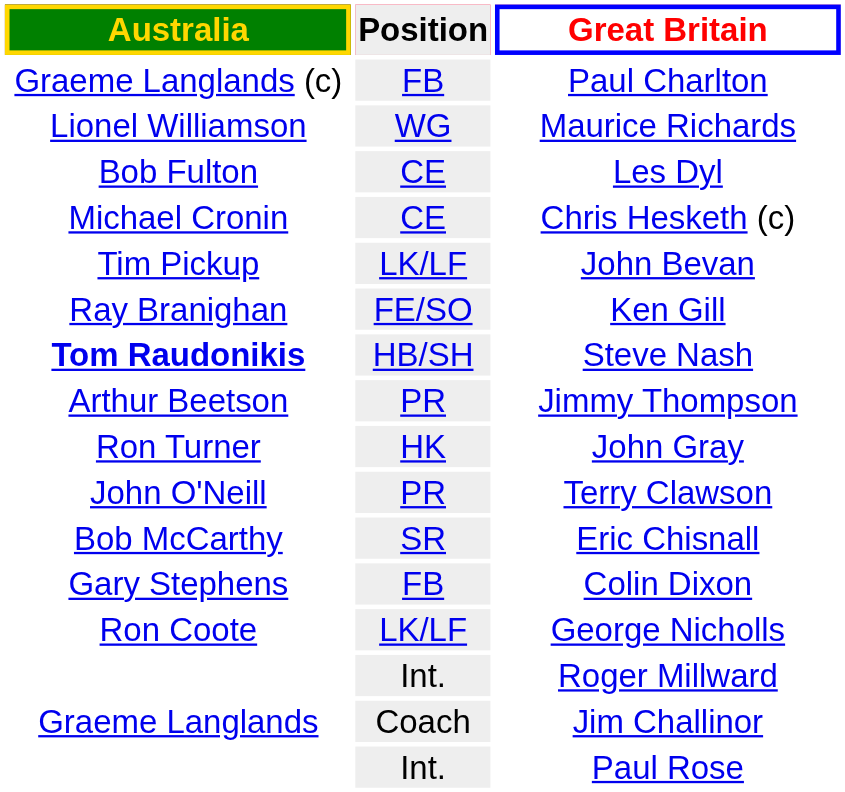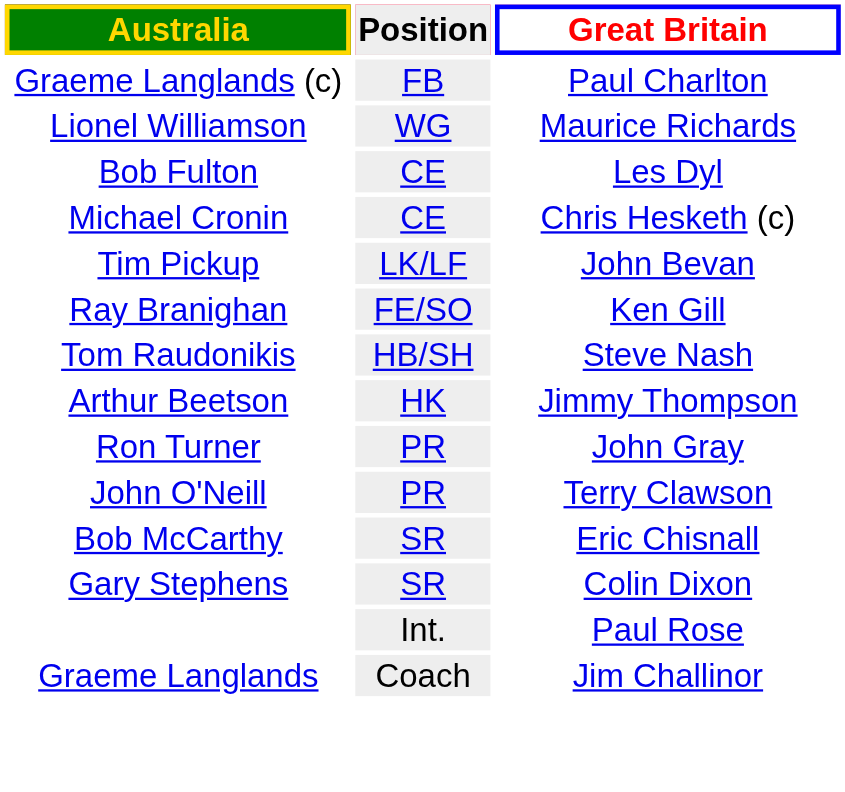(178, 355) bold -> (178, 355) normal
(423, 401) PR -> (423, 401) HK
(423, 447) HK -> (423, 447) PR
(423, 584) FB -> (423, 584) SR
- row: (668, 630)
- row: (668, 676)
rows swapped: (668, 767) <-> (668, 721)
